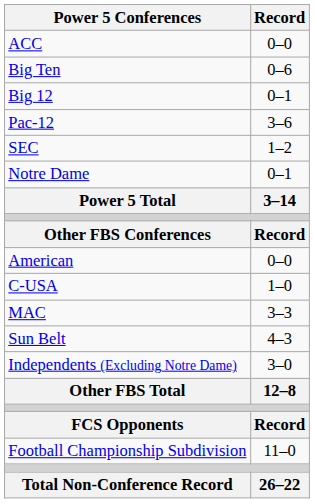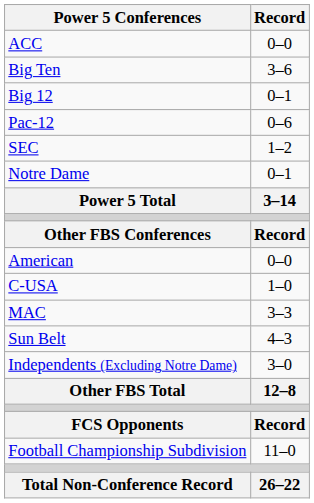(280, 69) 0–6 -> (280, 69) 3–6
(280, 122) 3–6 -> (280, 122) 0–6
